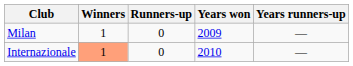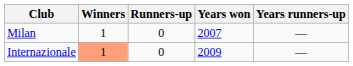(210, 33) 2009 -> (210, 33) 2007
(210, 52) 2010 -> (210, 52) 2009
